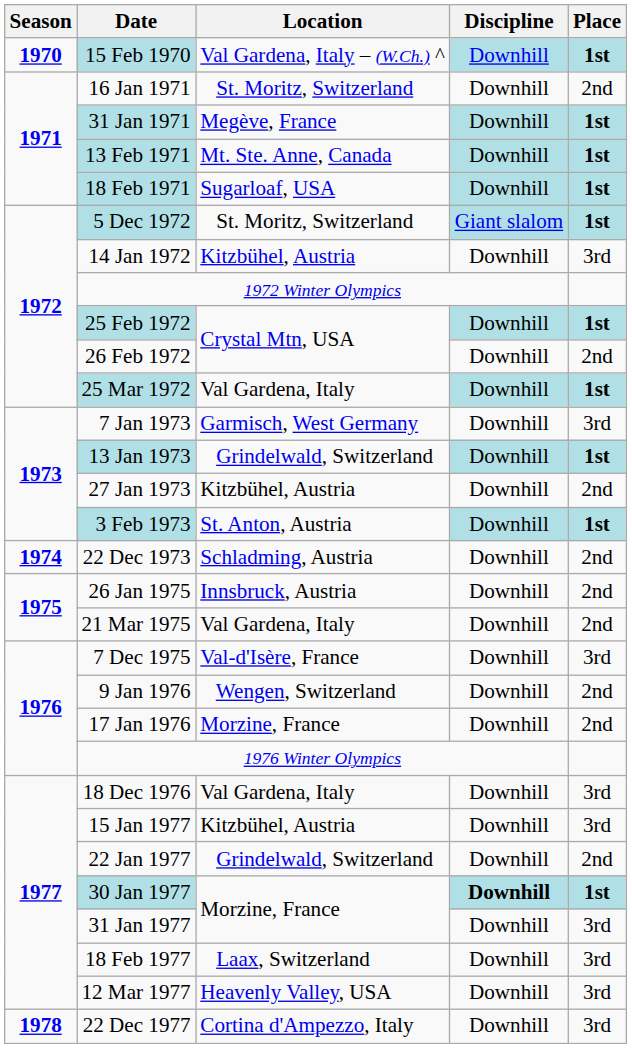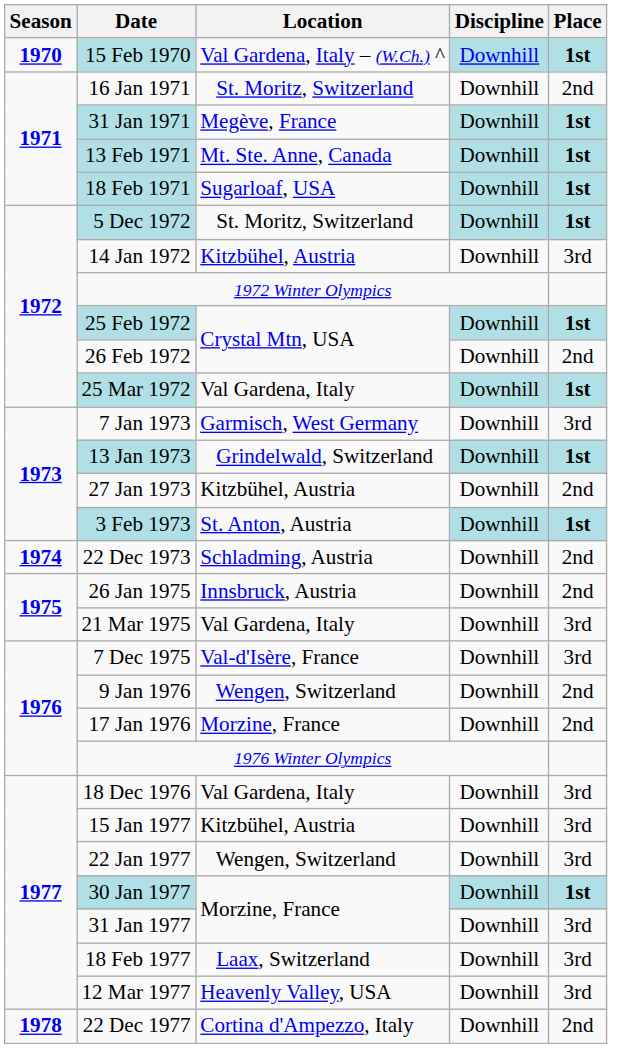(509, 222) Giant slalom -> (499, 222) Downhill
(597, 624) 2nd -> (578, 624) 3rd
(317, 858) Grindelwald, Switzerland -> (298, 858) Wengen, Switzerland
(597, 858) 2nd -> (578, 858) 3rd
(509, 892) bold -> (499, 892) normal
(597, 1026) 3rd -> (578, 1026) 2nd
